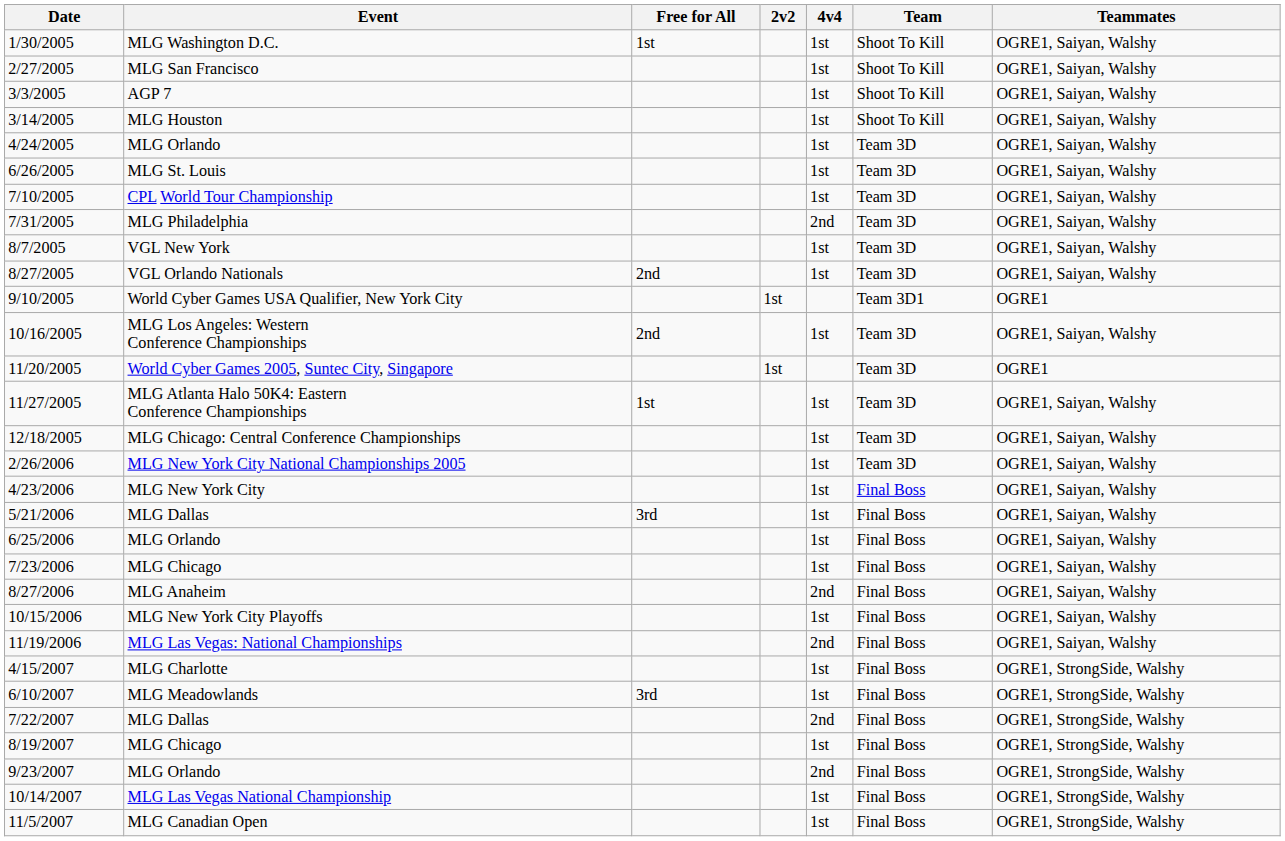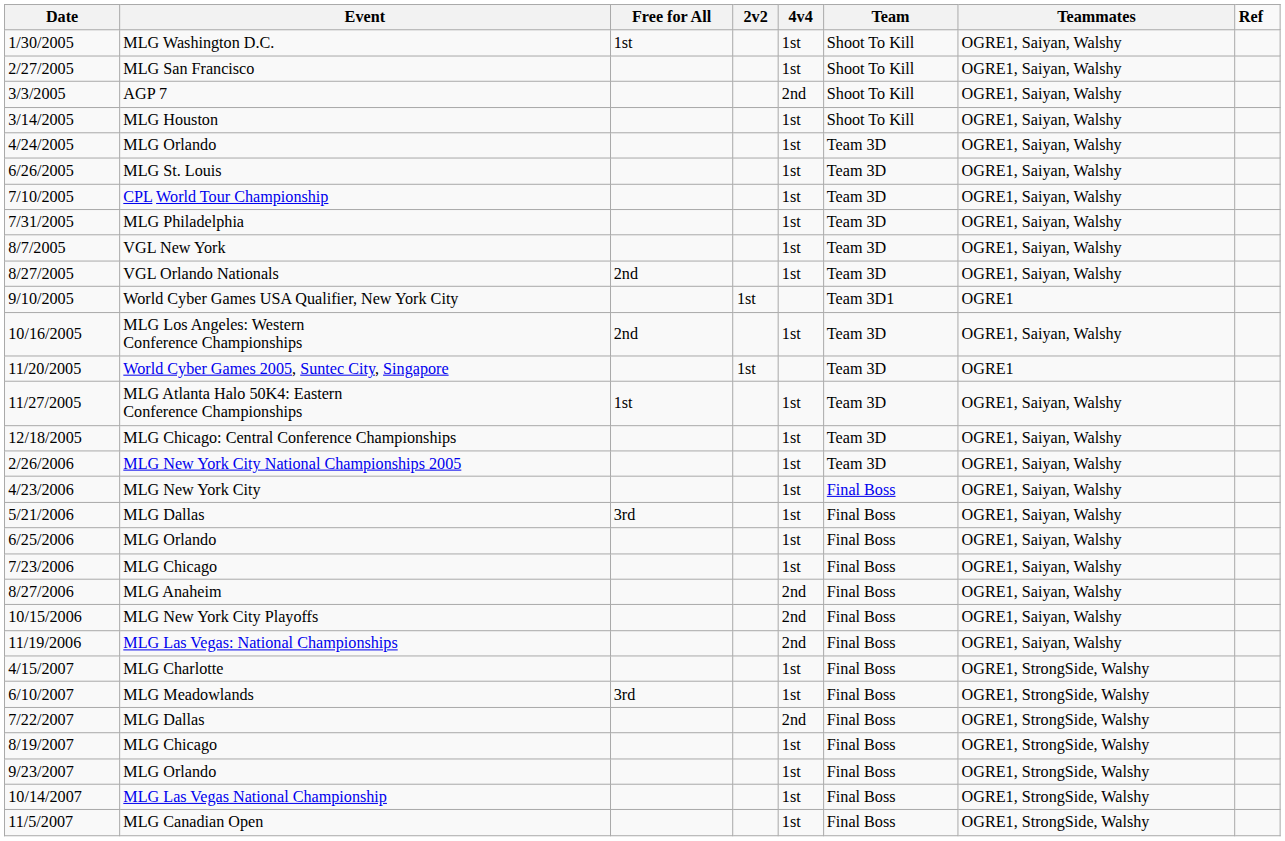+ column: (1251, 17)
(820, 94) 1st -> (794, 94) 2nd
(822, 222) 2nd -> (791, 222) 1st
(820, 617) 1st -> (794, 617) 2nd
(822, 771) 2nd -> (791, 771) 1st
